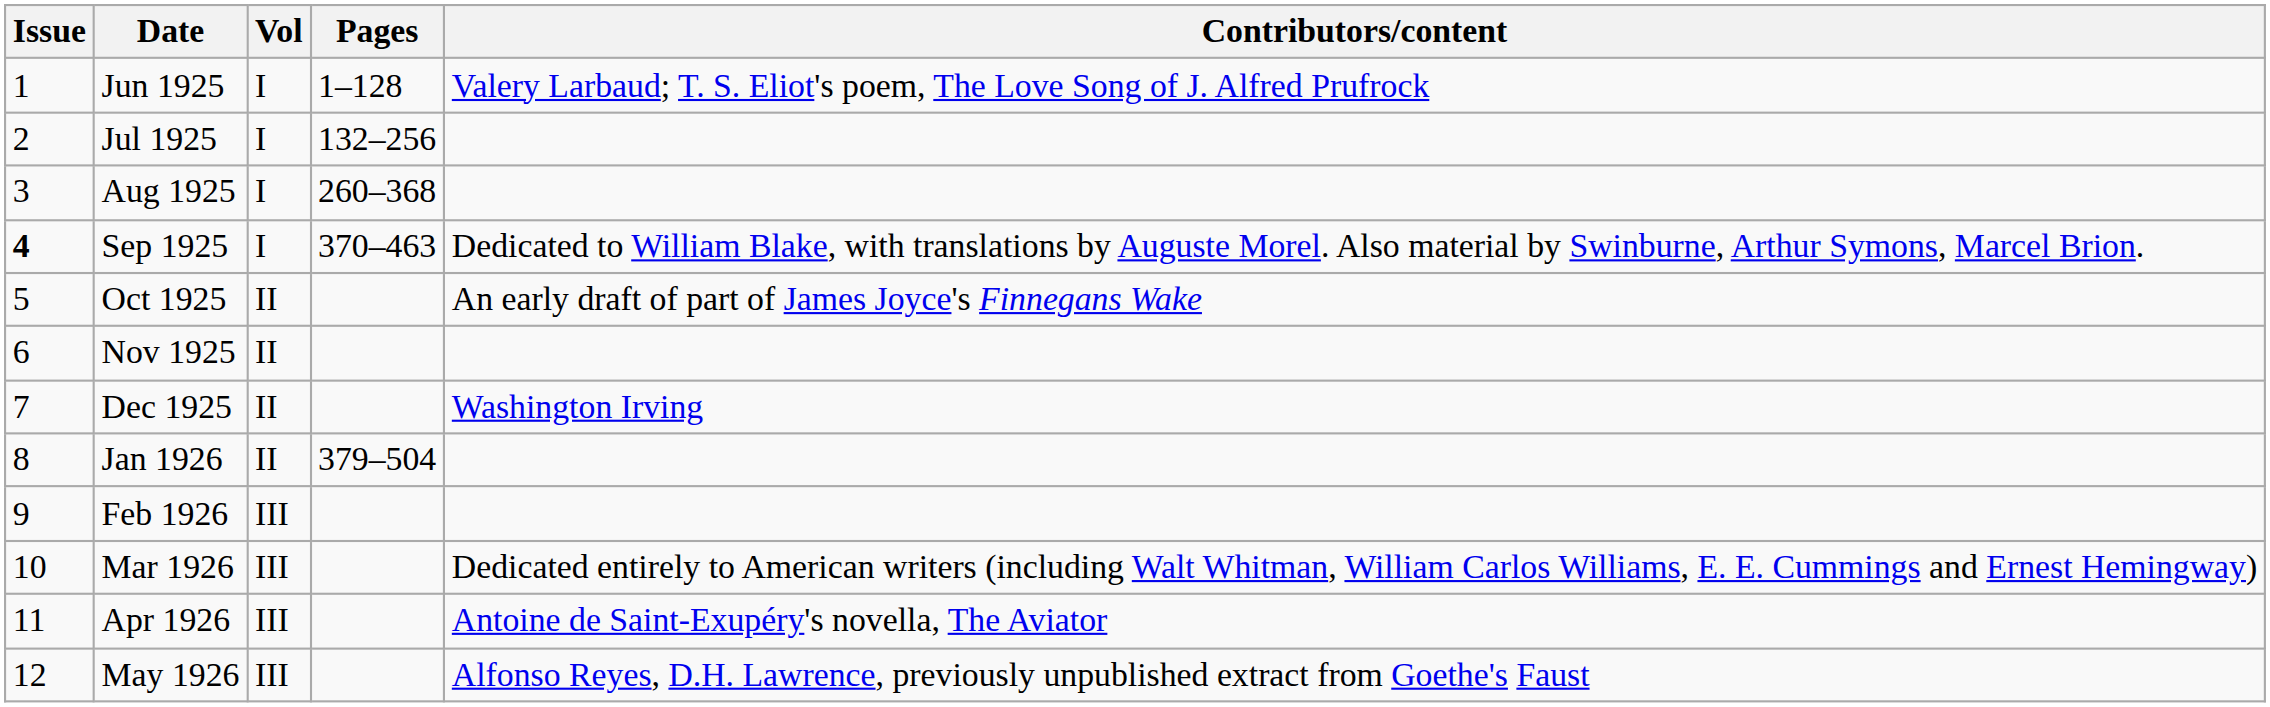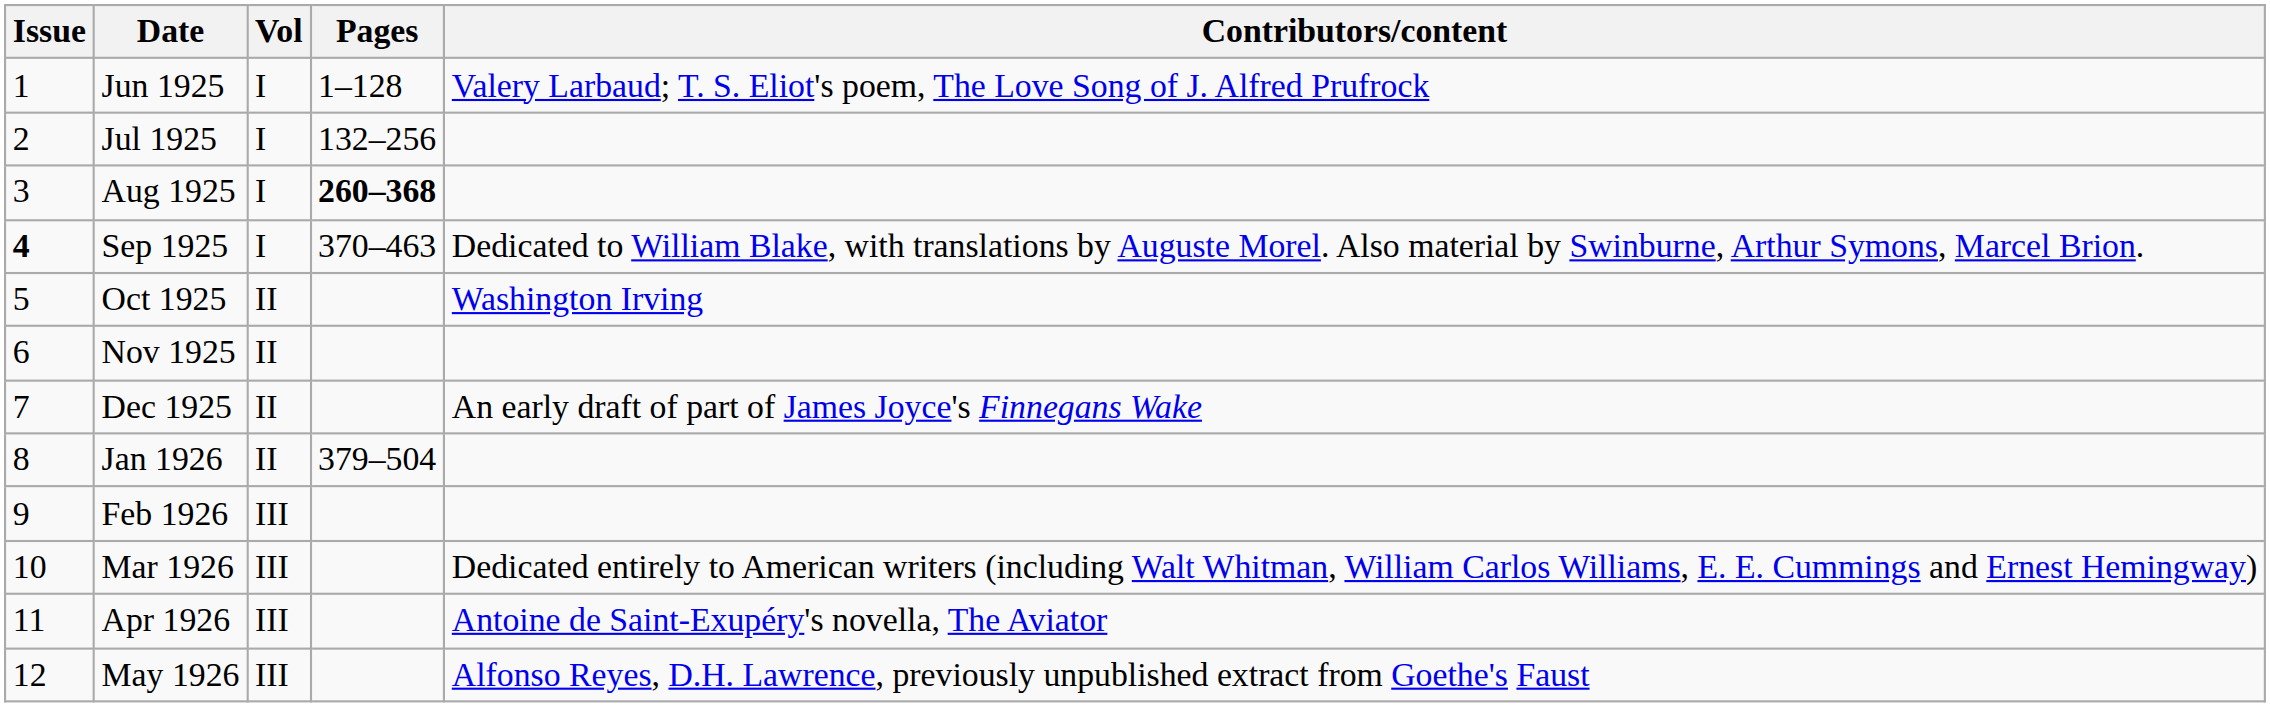(377, 191) normal -> (377, 191) bold
(827, 298) An early draft of part of James Joyce's Finnegans Wake -> (578, 298) Washington Irving
(578, 406) Washington Irving -> (827, 406) An early draft of part of James Joyce's Finnegans Wake
